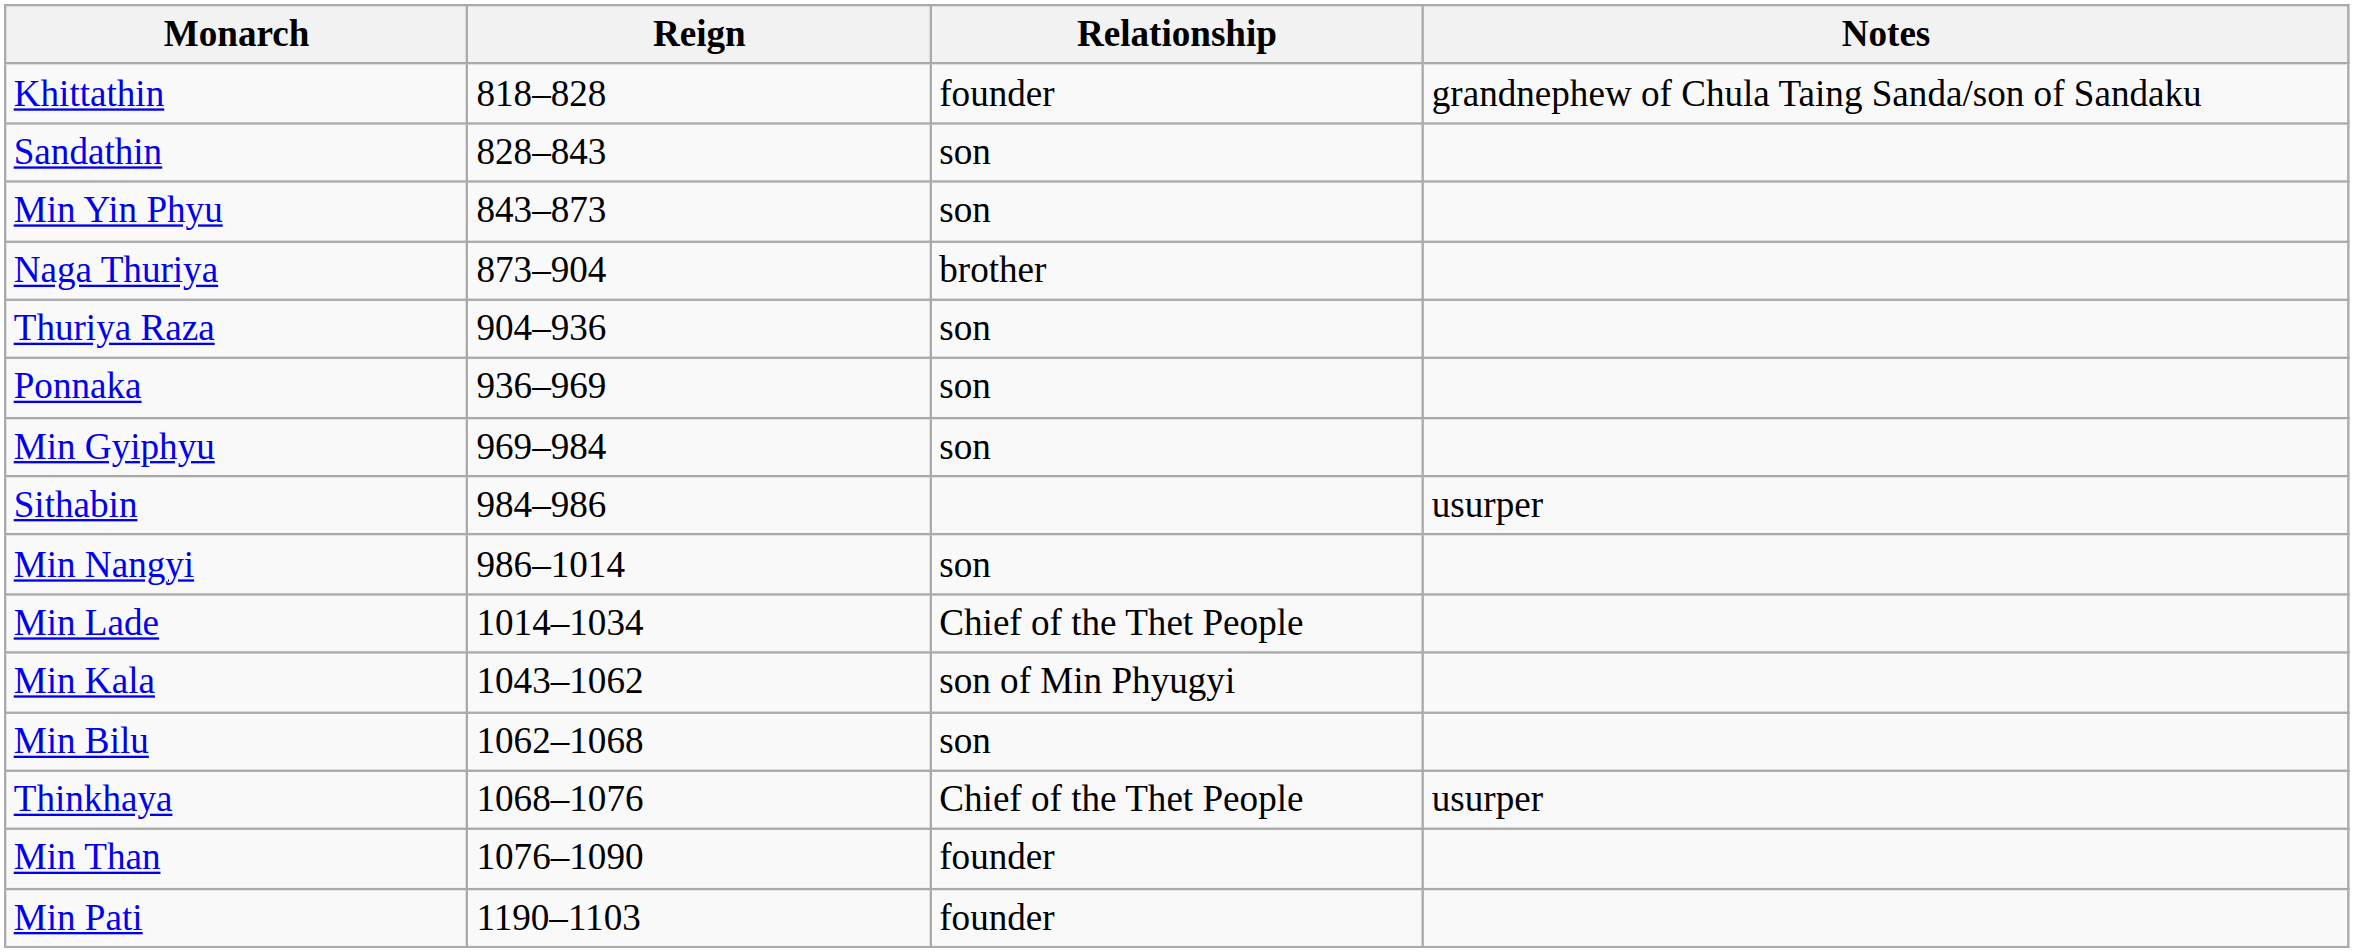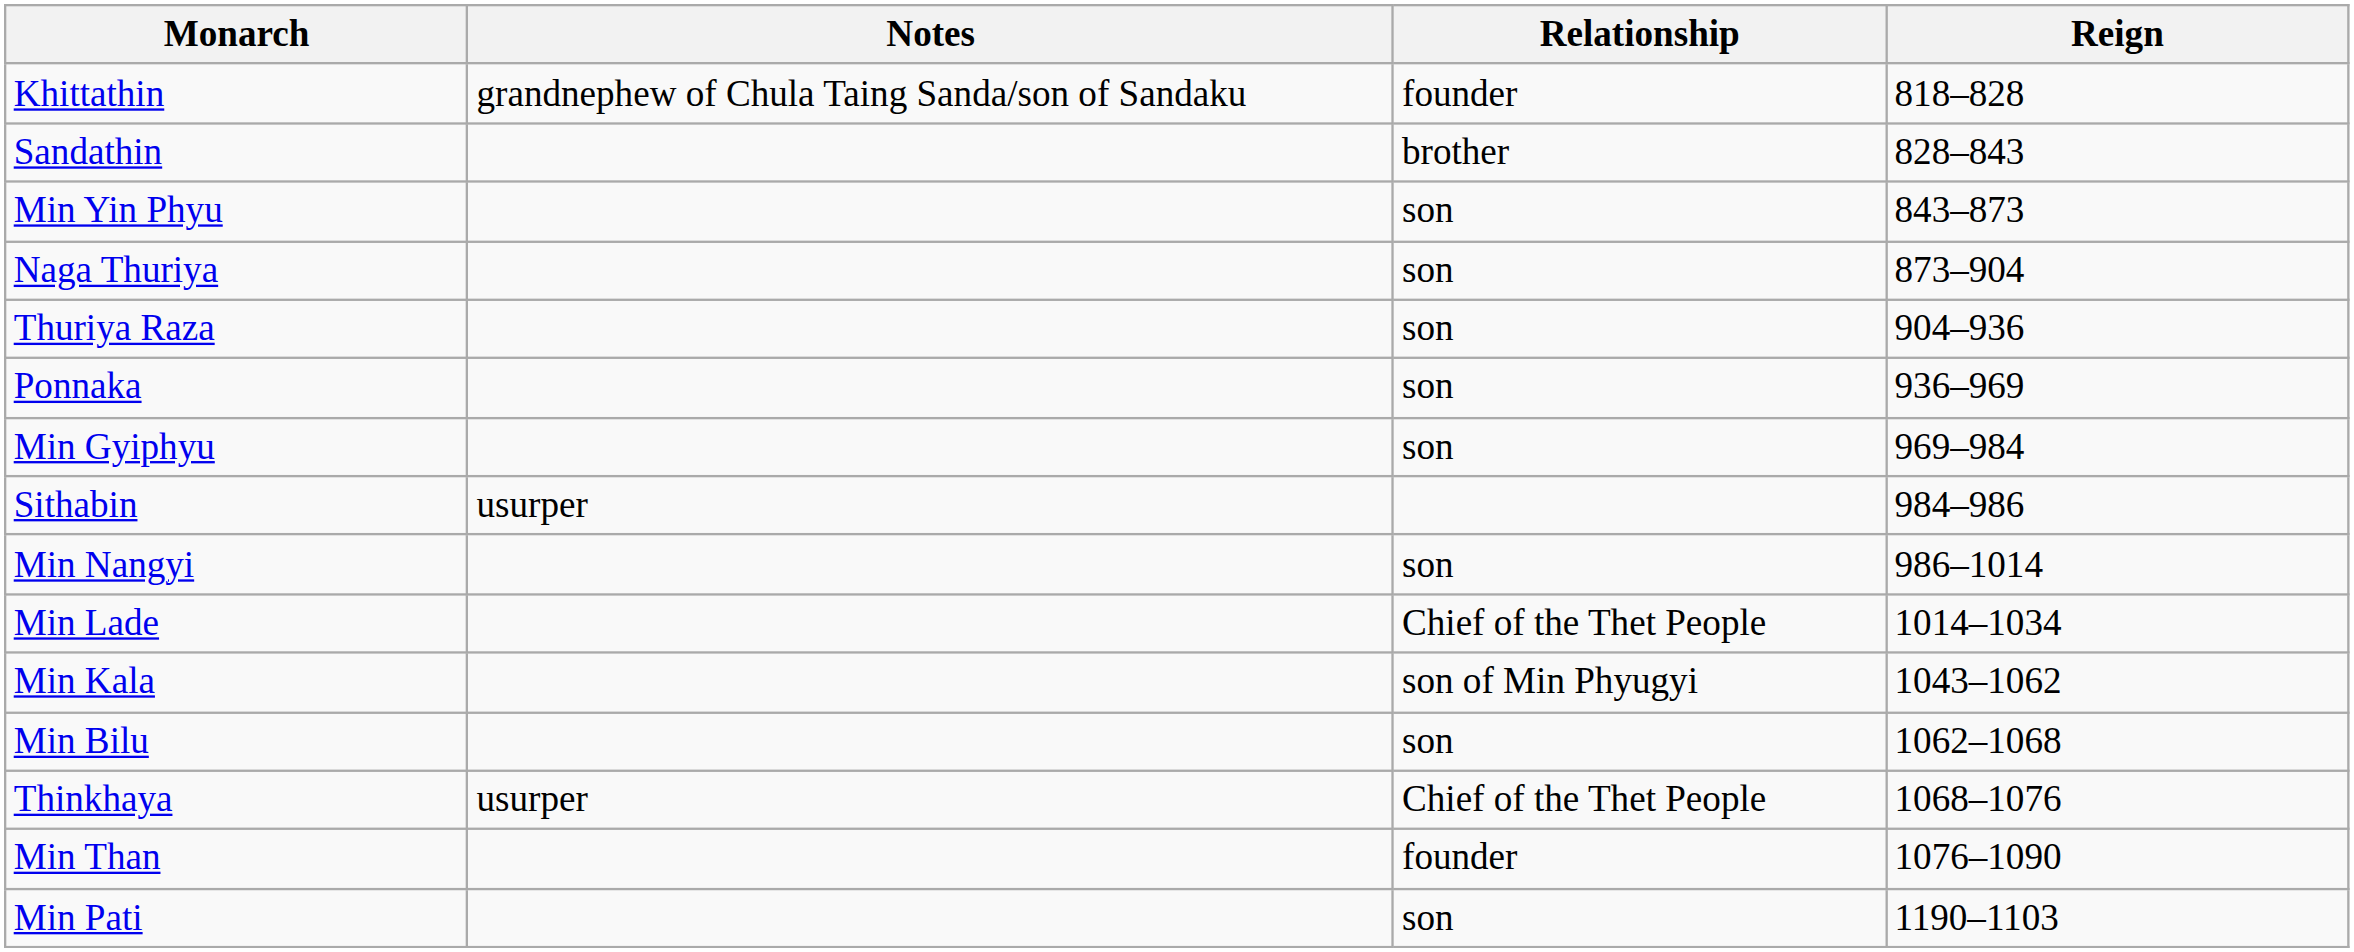columns swapped: (699, 33) <-> (1886, 33)
(965, 151) son -> (1456, 151) brother
(993, 269) brother -> (1428, 269) son
(997, 916) founder -> (1428, 916) son
